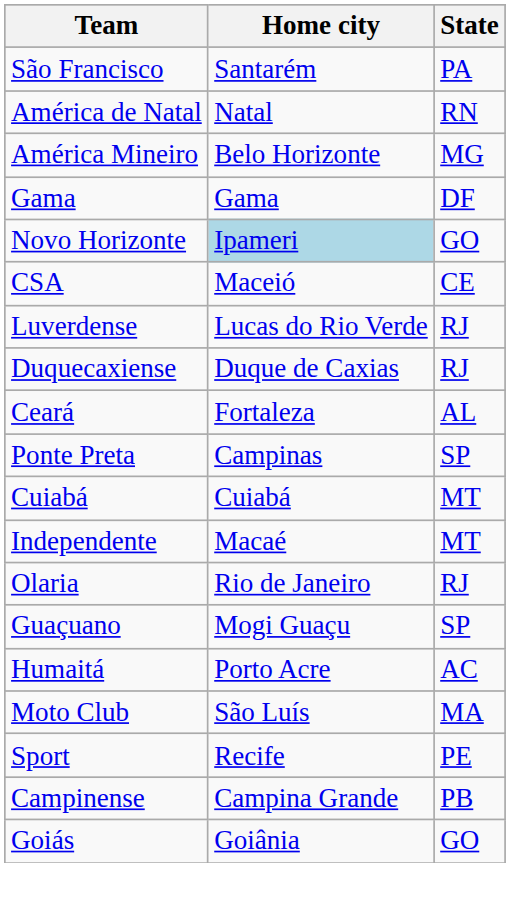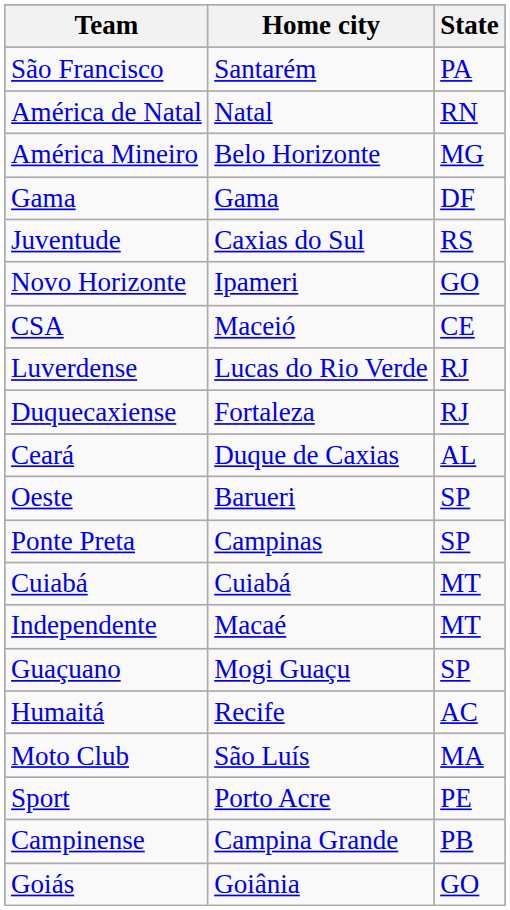+ row: (66, 240)
(256, 240) lightblue background -> (256, 283) no background
(307, 369) Duque de Caxias -> (265, 411) Fortaleza
(265, 411) Fortaleza -> (307, 454) Duque de Caxias
+ row: (42, 497)
- row: (45, 583)
(272, 669) Porto Acre -> (249, 712) Recife
(249, 754) Recife -> (272, 797) Porto Acre
